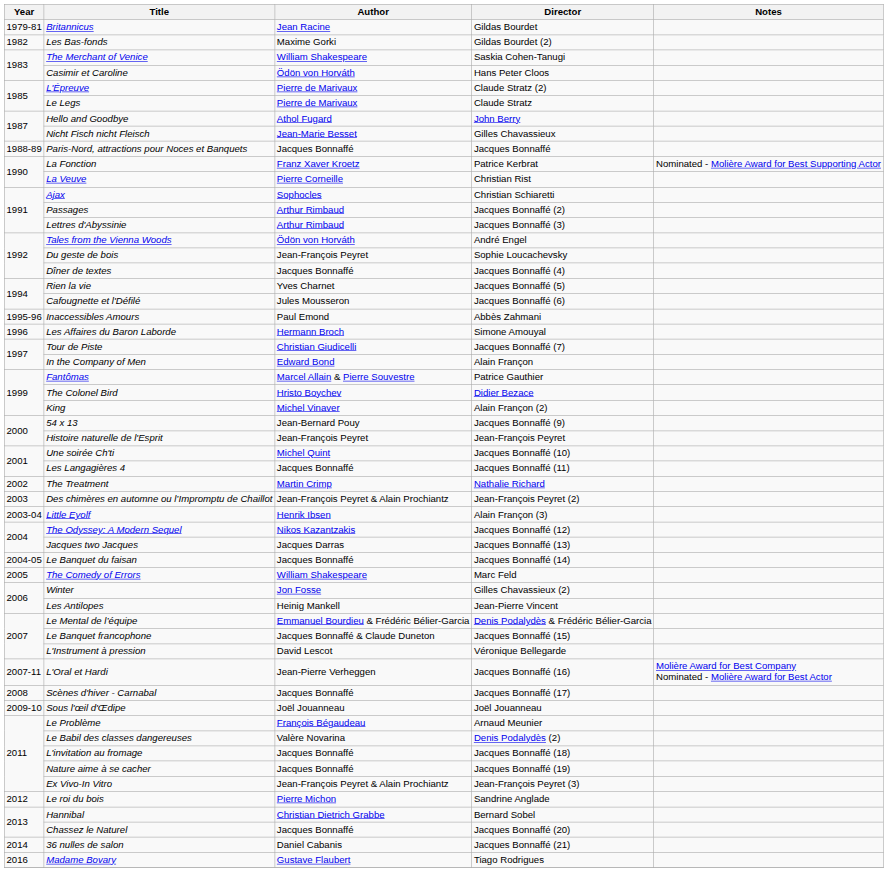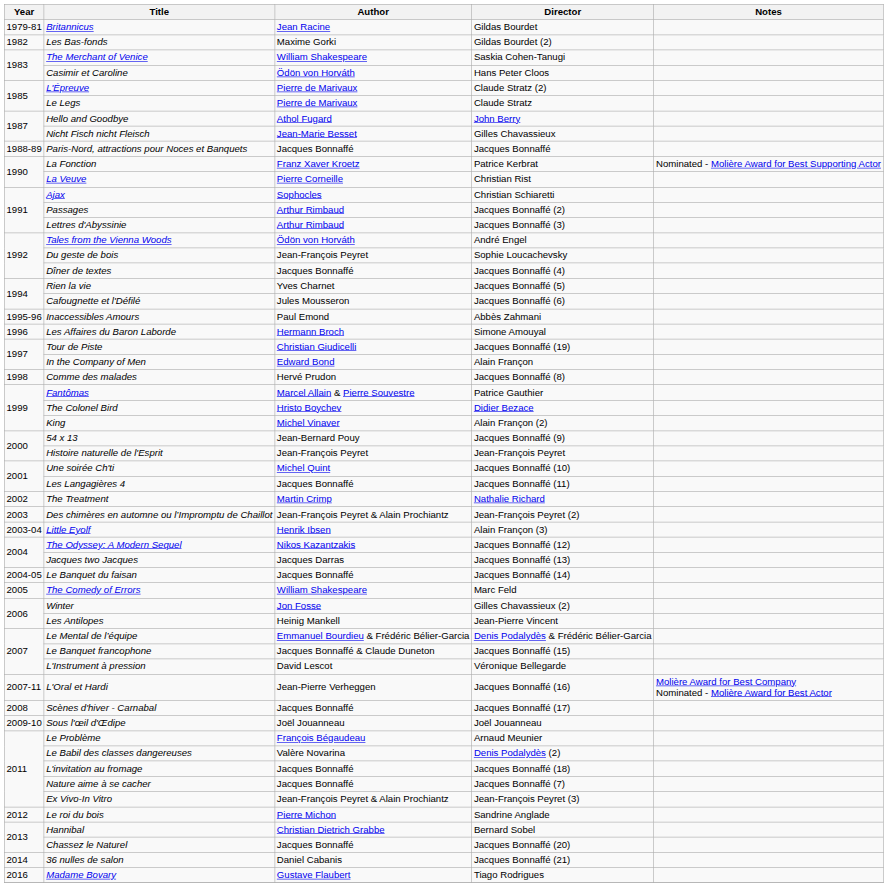(519, 347) Jacques Bonnaffé (7) -> (522, 347) Jacques Bonnaffé (19)
+ row: (92, 377)
(522, 768) Jacques Bonnaffé (19) -> (519, 784) Jacques Bonnaffé (7)
